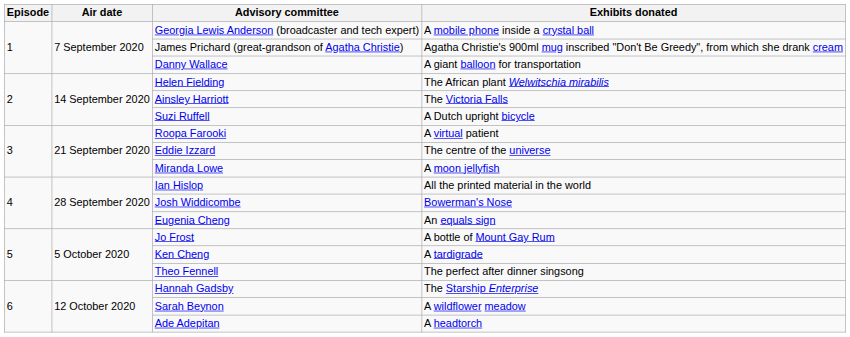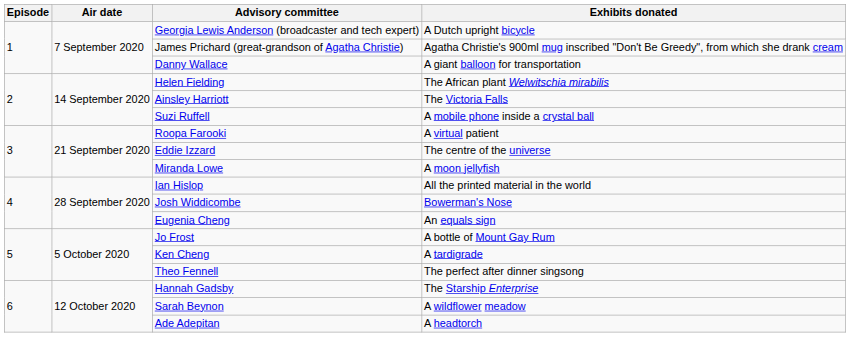(509, 30) A mobile phone inside a crystal ball -> (479, 30) A Dutch upright bicycle
(479, 116) A Dutch upright bicycle -> (509, 116) A mobile phone inside a crystal ball
